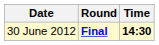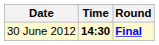columns swapped: (137, 13) <-> (99, 13)
